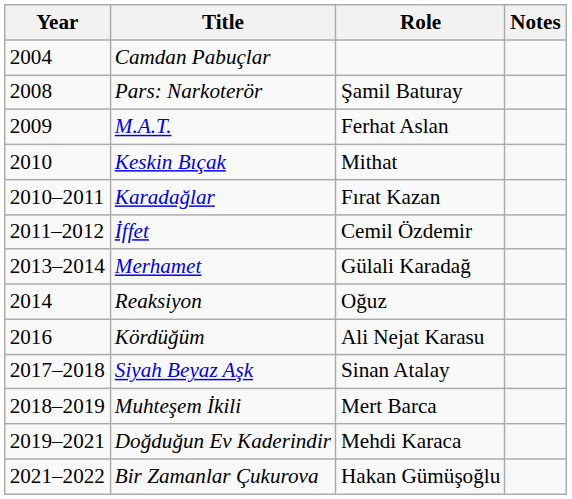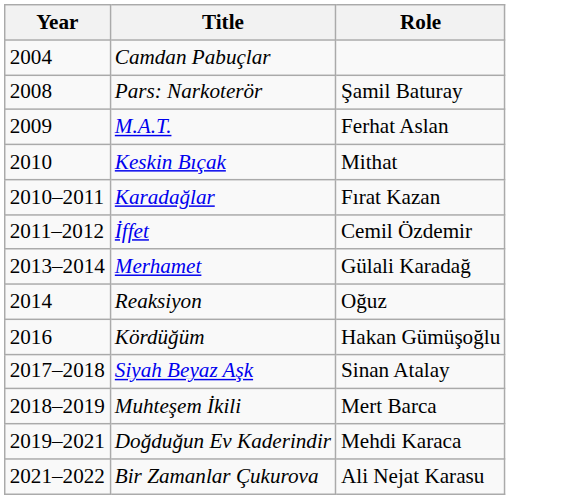- column: (535, 22)
(413, 336) Ali Nejat Karasu -> (421, 336) Hakan Gümüşoğlu
(421, 476) Hakan Gümüşoğlu -> (413, 476) Ali Nejat Karasu
